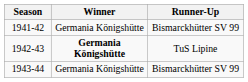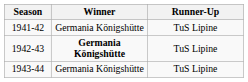(196, 27) Bismarckhütter SV 99 -> (196, 27) TuS Lipine
(196, 69) Bismarckhütter SV 99 -> (196, 69) TuS Lipine
